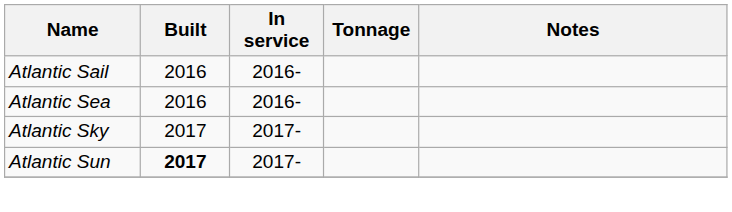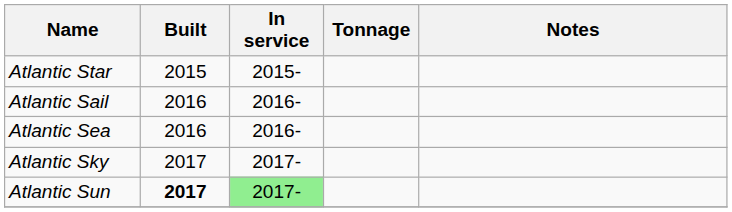+ row: (60, 71)
(277, 161) no background -> (277, 191) lightgreen background
